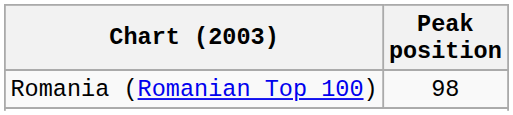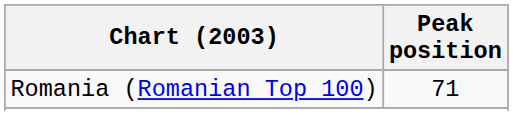(445, 90) 98 -> (445, 90) 71
